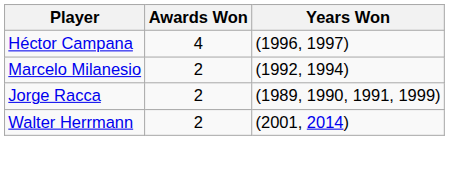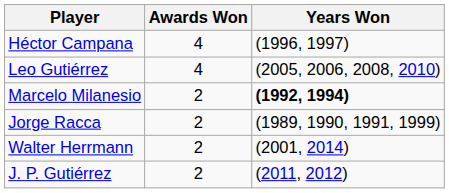+ row: (58, 69)
(302, 69) normal -> (302, 95) bold
+ row: (60, 174)
